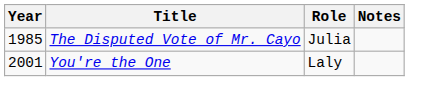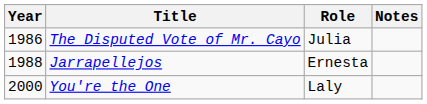(25, 40) 1985 -> (25, 40) 1986
+ row: (106, 63)
(25, 63) 2001 -> (25, 87) 2000
